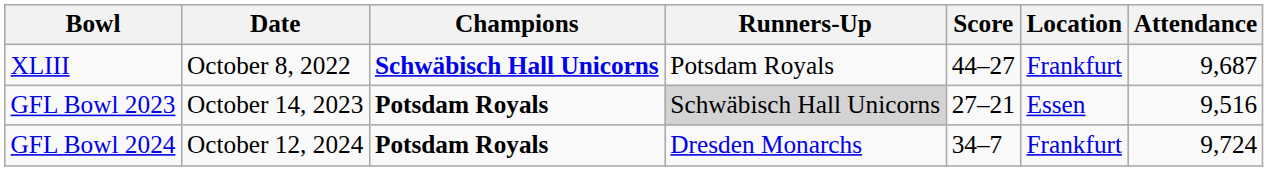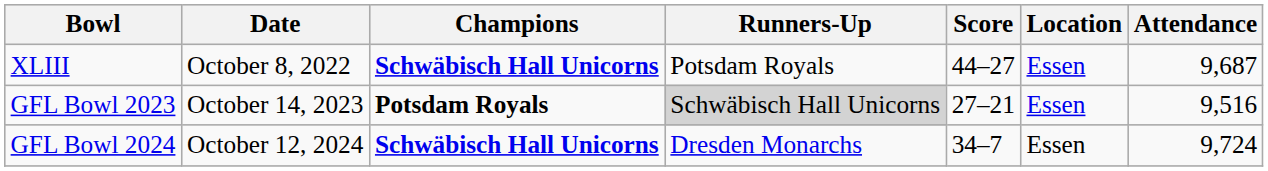(1074, 64) Frankfurt -> (1056, 64) Essen
(462, 144) Potsdam Royals -> (517, 144) Schwäbisch Hall Unicorns
(1074, 144) Frankfurt -> (1056, 144) Essen
